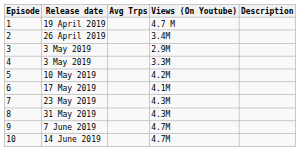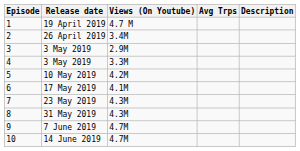columns swapped: (194, 11) <-> (128, 11)
